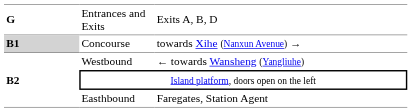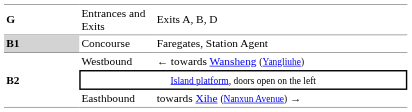(229, 43) towards Xihe (Nanxun Avenue) → -> (212, 43) Faregates, Station Agent
(212, 98) Faregates, Station Agent -> (229, 98) towards Xihe (Nanxun Avenue) →
